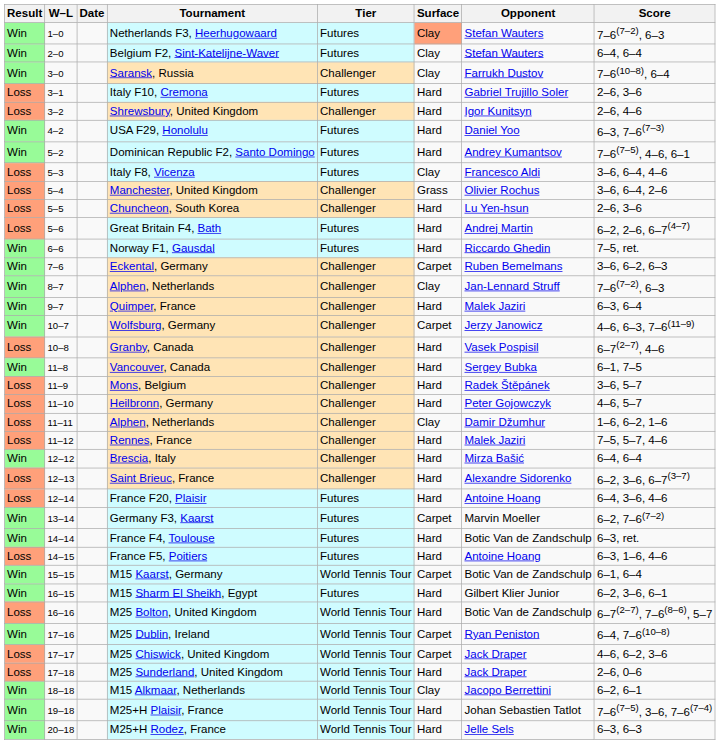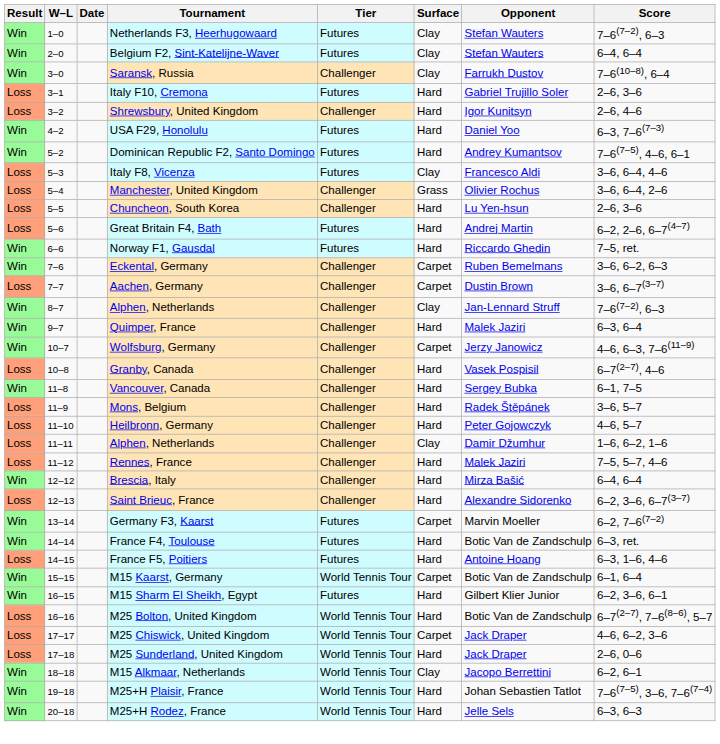(428, 33) lightsalmon background -> (428, 33) no background
+ row: (56, 287)
- row: (61, 499)
- row: (61, 634)
